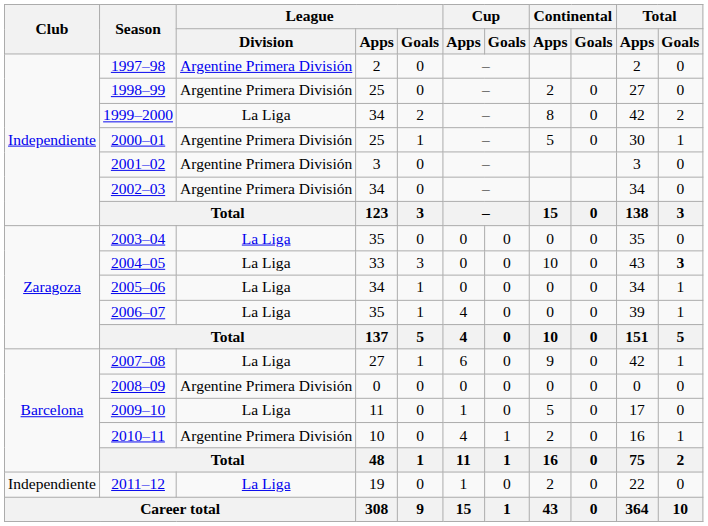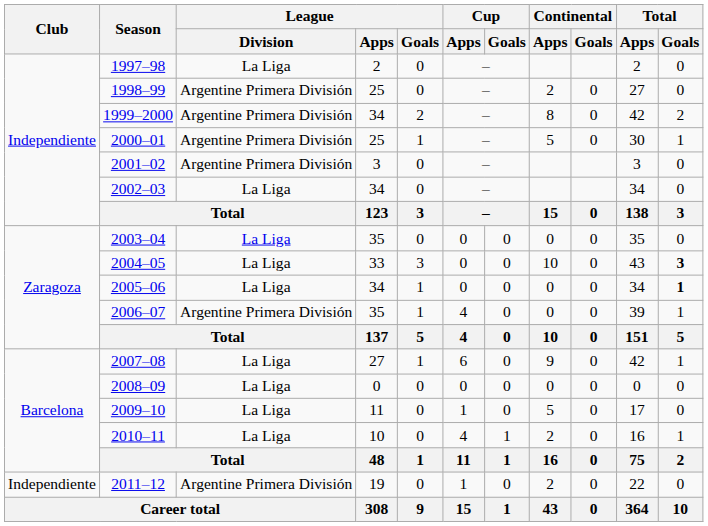(266, 66) Argentine Primera División -> (266, 66) La Liga
(266, 115) La Liga -> (266, 115) Argentine Primera División
(266, 189) Argentine Primera División -> (266, 189) La Liga
(680, 287) normal -> (680, 287) bold
(266, 312) La Liga -> (266, 312) Argentine Primera División
(266, 386) Argentine Primera División -> (266, 386) La Liga
(266, 435) Argentine Primera División -> (266, 435) La Liga
(266, 484) La Liga -> (266, 484) Argentine Primera División
